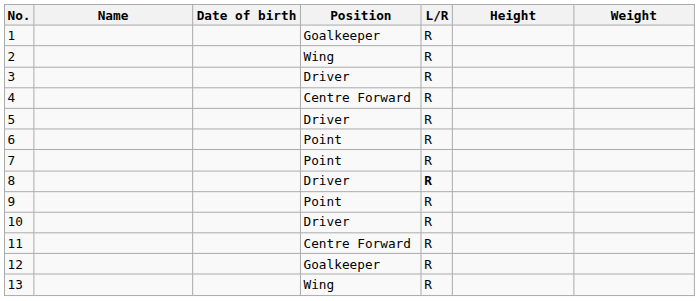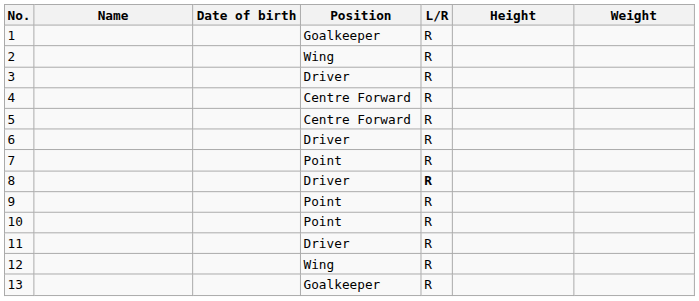(327, 119) Driver -> (357, 119) Centre Forward
(323, 139) Point -> (327, 139) Driver
(327, 223) Driver -> (323, 223) Point
(357, 243) Centre Forward -> (327, 243) Driver
(342, 264) Goalkeeper -> (319, 264) Wing
(319, 285) Wing -> (342, 285) Goalkeeper
